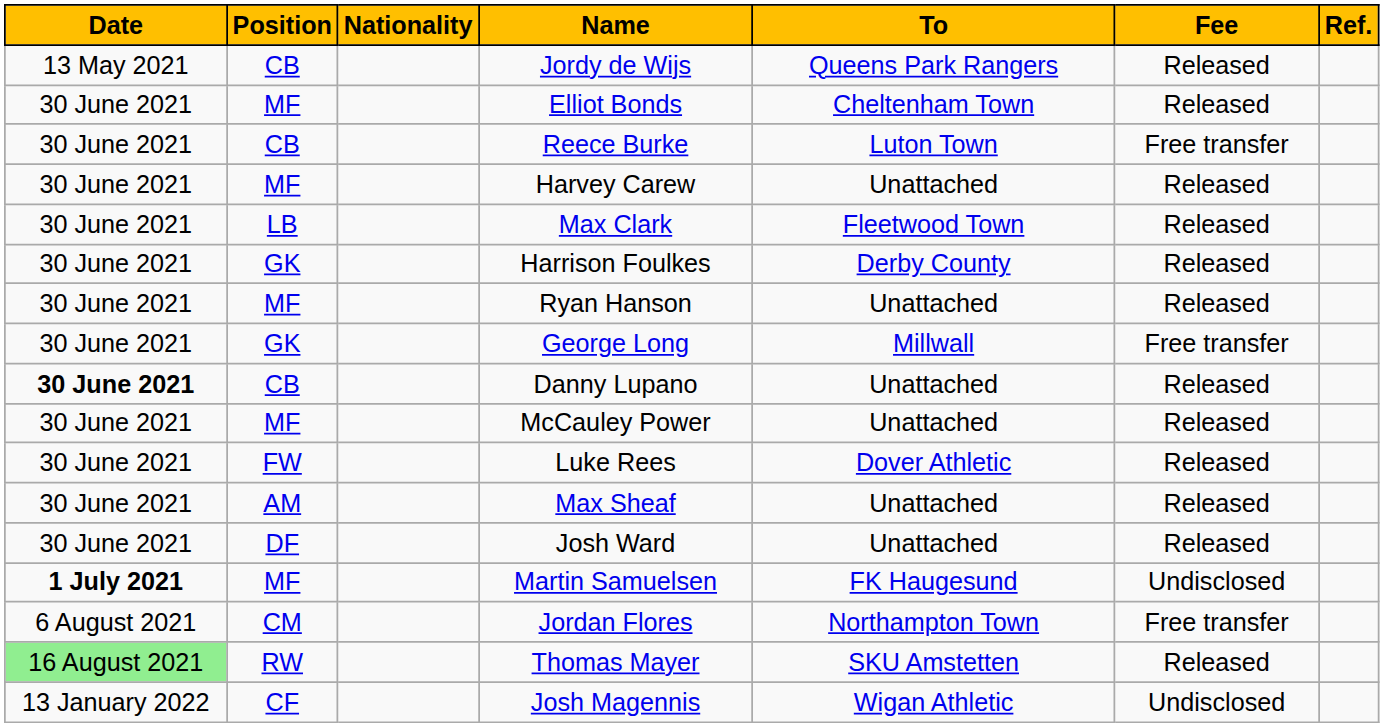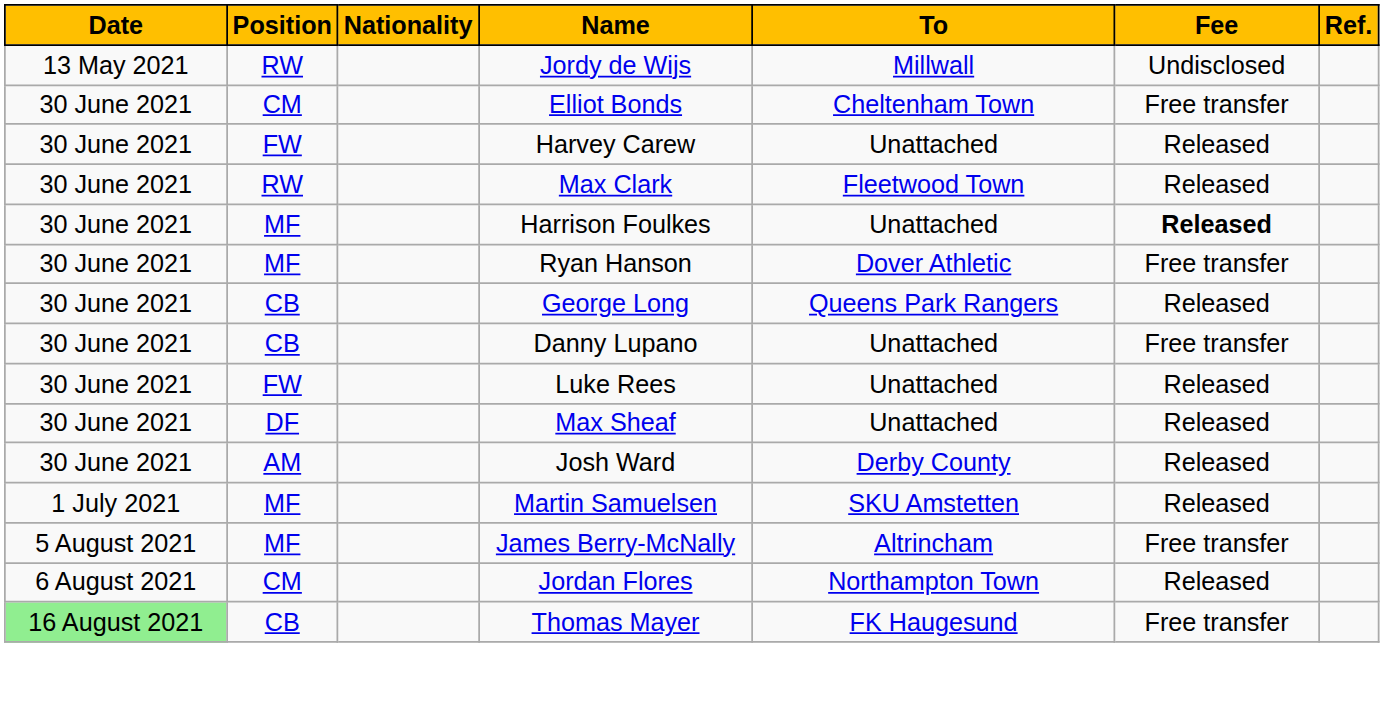(282, 65) CB -> (282, 65) RW
(934, 65) Queens Park Rangers -> (934, 65) Millwall
(1217, 65) Released -> (1217, 65) Undisclosed
(282, 105) MF -> (282, 105) CM
(1217, 105) Released -> (1217, 105) Free transfer
- row: (616, 145)
(282, 184) MF -> (282, 145) FW
(282, 224) LB -> (282, 184) RW
(282, 264) GK -> (282, 224) MF
(934, 264) Derby County -> (934, 224) Unattached
(1217, 264) normal -> (1217, 224) bold
(934, 304) Unattached -> (934, 264) Dover Athletic
(1217, 304) Released -> (1217, 264) Free transfer
(282, 344) GK -> (282, 304) CB
(934, 344) Millwall -> (934, 304) Queens Park Rangers
(1217, 344) Free transfer -> (1217, 304) Released
(116, 383) bold -> (116, 344) normal
(1217, 383) Released -> (1217, 344) Free transfer
- row: (616, 423)
(934, 463) Dover Athletic -> (934, 383) Unattached
(282, 503) AM -> (282, 423) DF
(282, 543) DF -> (282, 463) AM
(934, 543) Unattached -> (934, 463) Derby County
(116, 583) bold -> (116, 503) normal
(934, 583) FK Haugesund -> (934, 503) SKU Amstetten
(1217, 583) Undisclosed -> (1217, 503) Released
+ row: (616, 543)
(1217, 622) Free transfer -> (1217, 583) Released
(282, 662) RW -> (282, 622) CB
(934, 662) SKU Amstetten -> (934, 622) FK Haugesund
(1217, 662) Released -> (1217, 622) Free transfer
- row: (616, 702)
